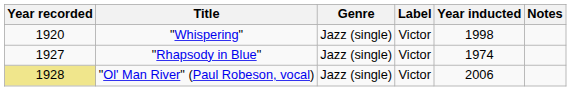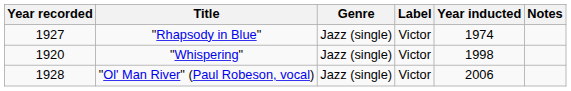rows swapped: (206, 34) <-> (206, 55)
(50, 75) khaki background -> (50, 75) no background
